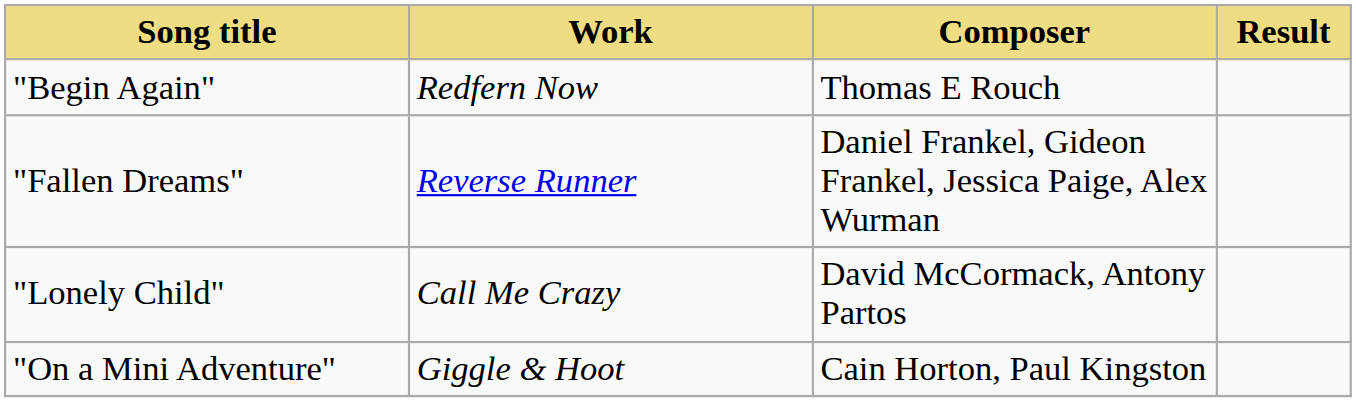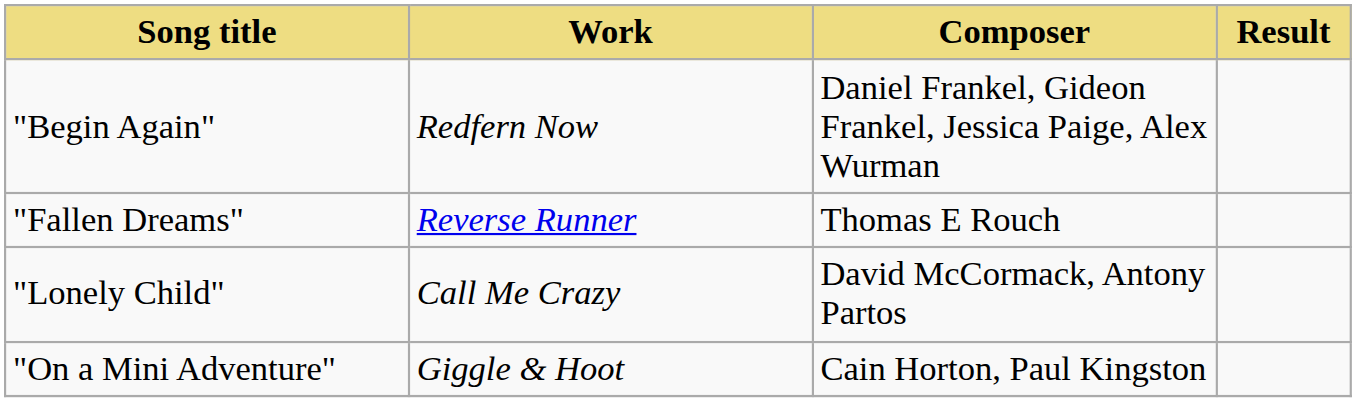(940, 86) Thomas E Rouch -> (1014, 125) Daniel Frankel, Gideon Frankel, Jessica Paige, Alex Wurman
(1014, 180) Daniel Frankel, Gideon Frankel, Jessica Paige, Alex Wurman -> (940, 219) Thomas E Rouch
